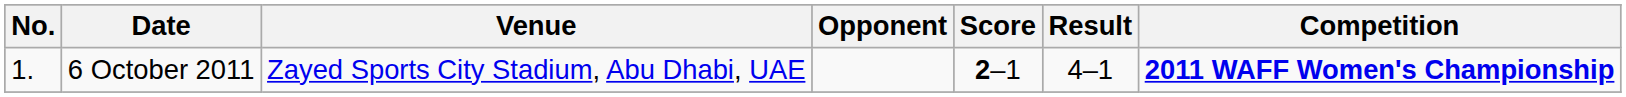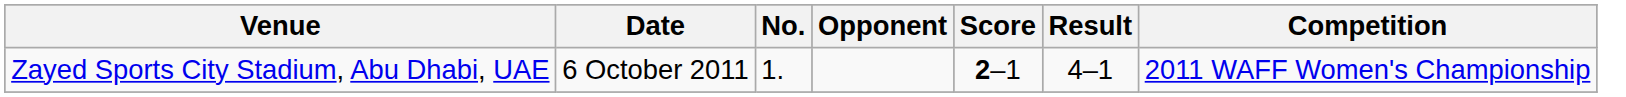columns swapped: (33, 26) <-> (536, 26)
(1380, 69) bold -> (1368, 69) normal
